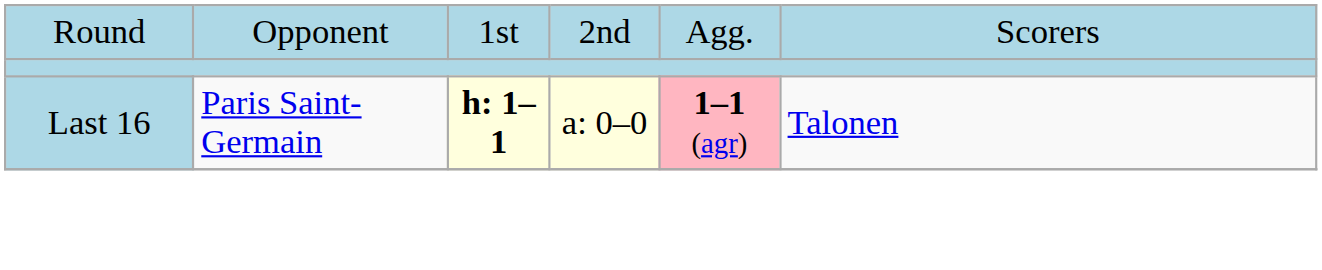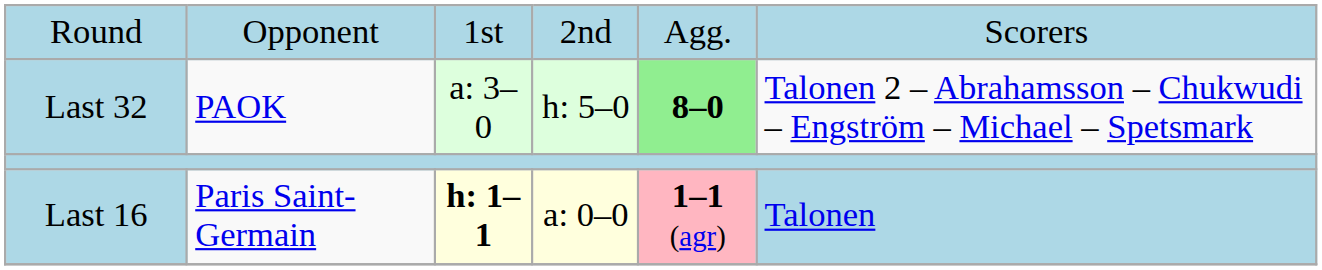+ row: (96, 106)
(843, 122) no background -> (820, 215) lightblue background
